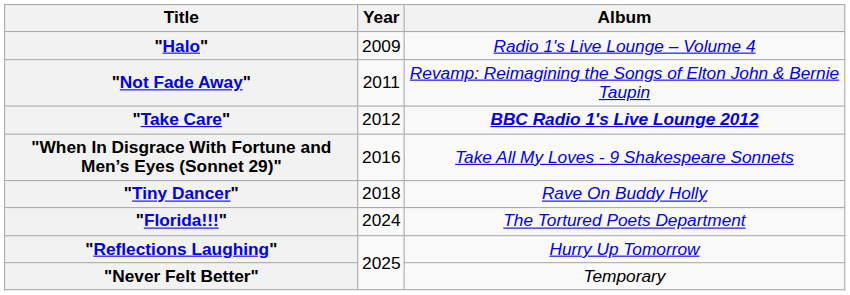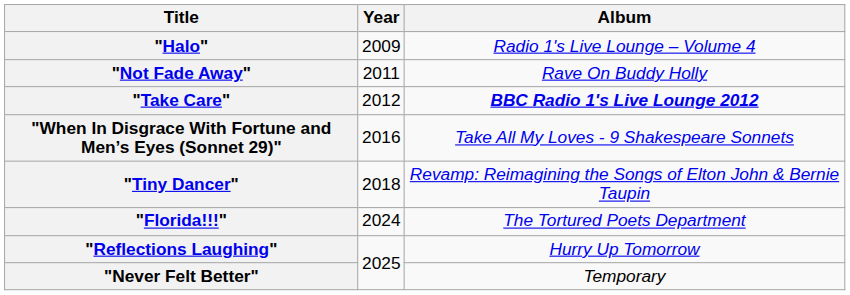(624, 82) Revamp: Reimagining the Songs of Elton John & Bernie Taupin -> (624, 73) Rave On Buddy Holly
(624, 194) Rave On Buddy Holly -> (624, 184) Revamp: Reimagining the Songs of Elton John & Bernie Taupin
